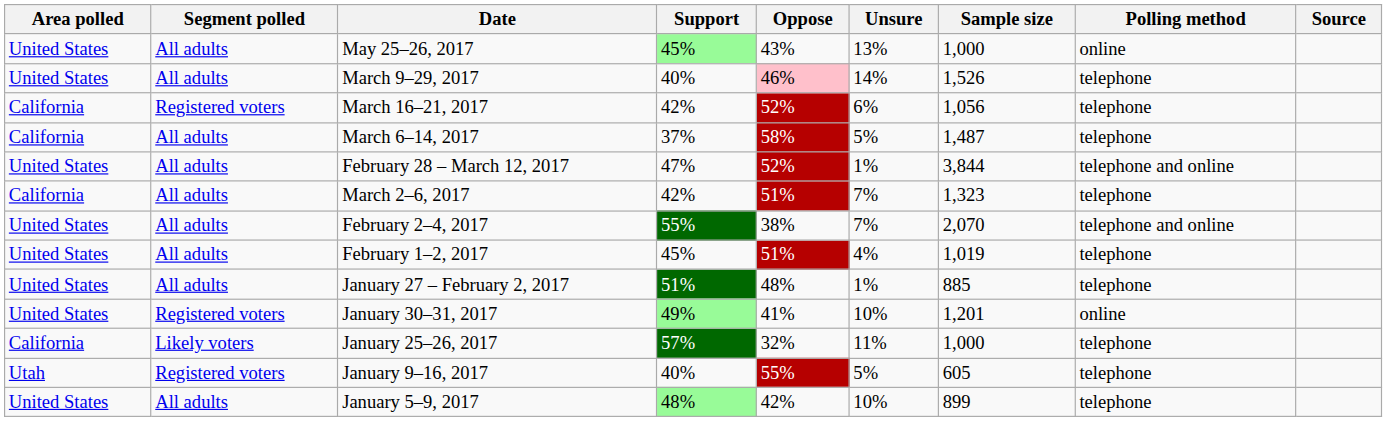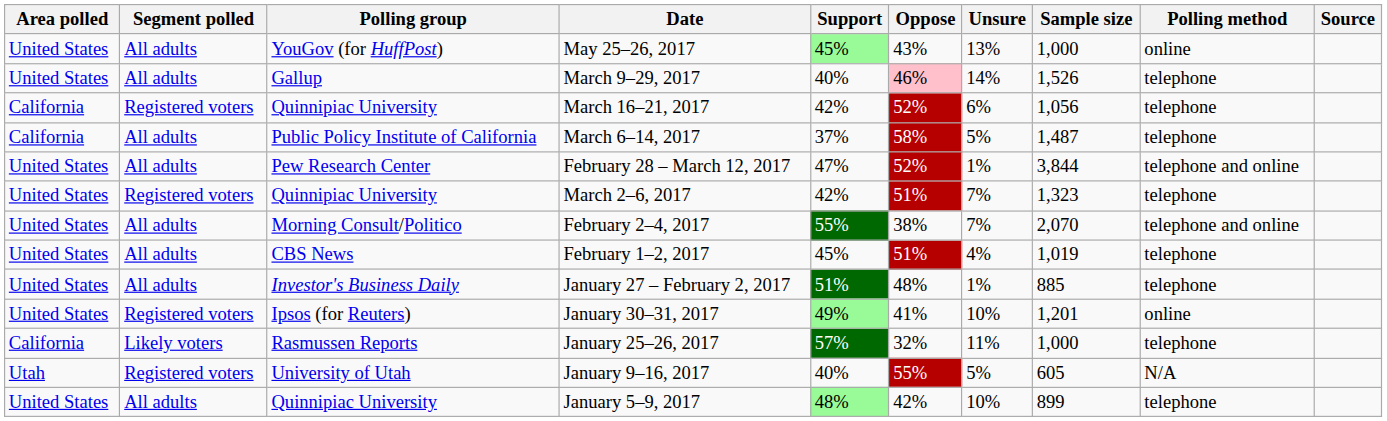+ column: (413, 19)
(46, 195) California -> (59, 195) United States
(192, 195) All adults -> (189, 195) Registered voters
(1115, 372) telephone -> (1160, 372) N/A
